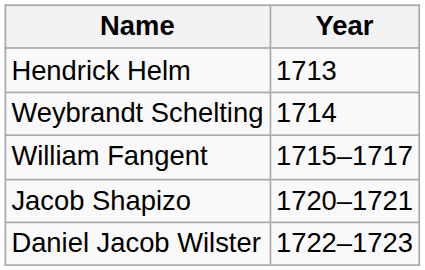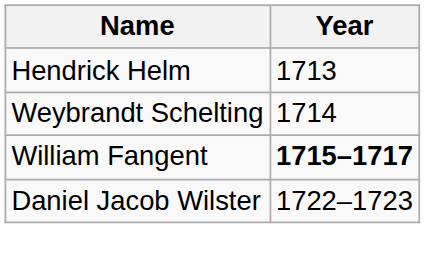(344, 156) normal -> (344, 156) bold
- row: (101, 200)
